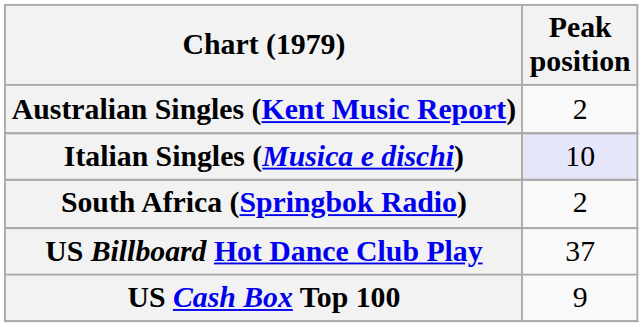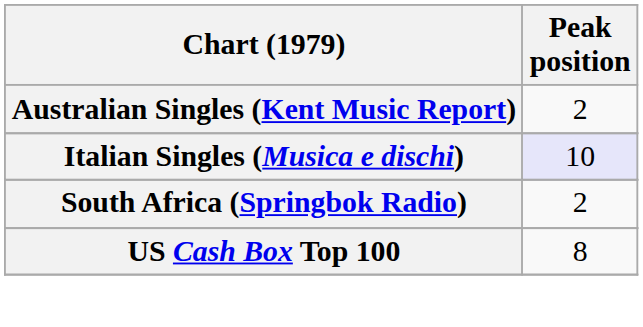- row: (264, 250)
(580, 297) 9 -> (580, 250) 8
